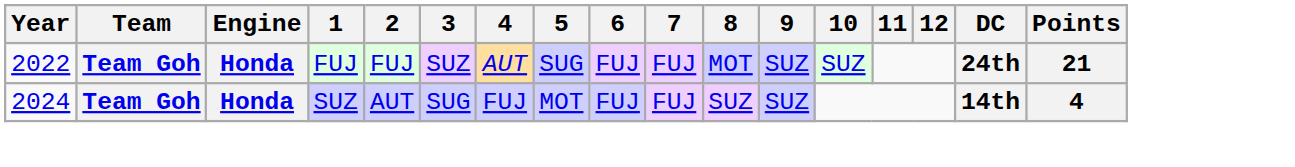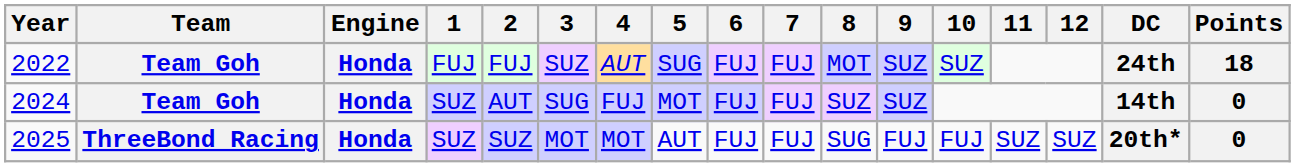(1076, 63) 21 -> (1239, 63) 18
(1076, 102) 4 -> (1239, 102) 0
+ row: (41, 141)
